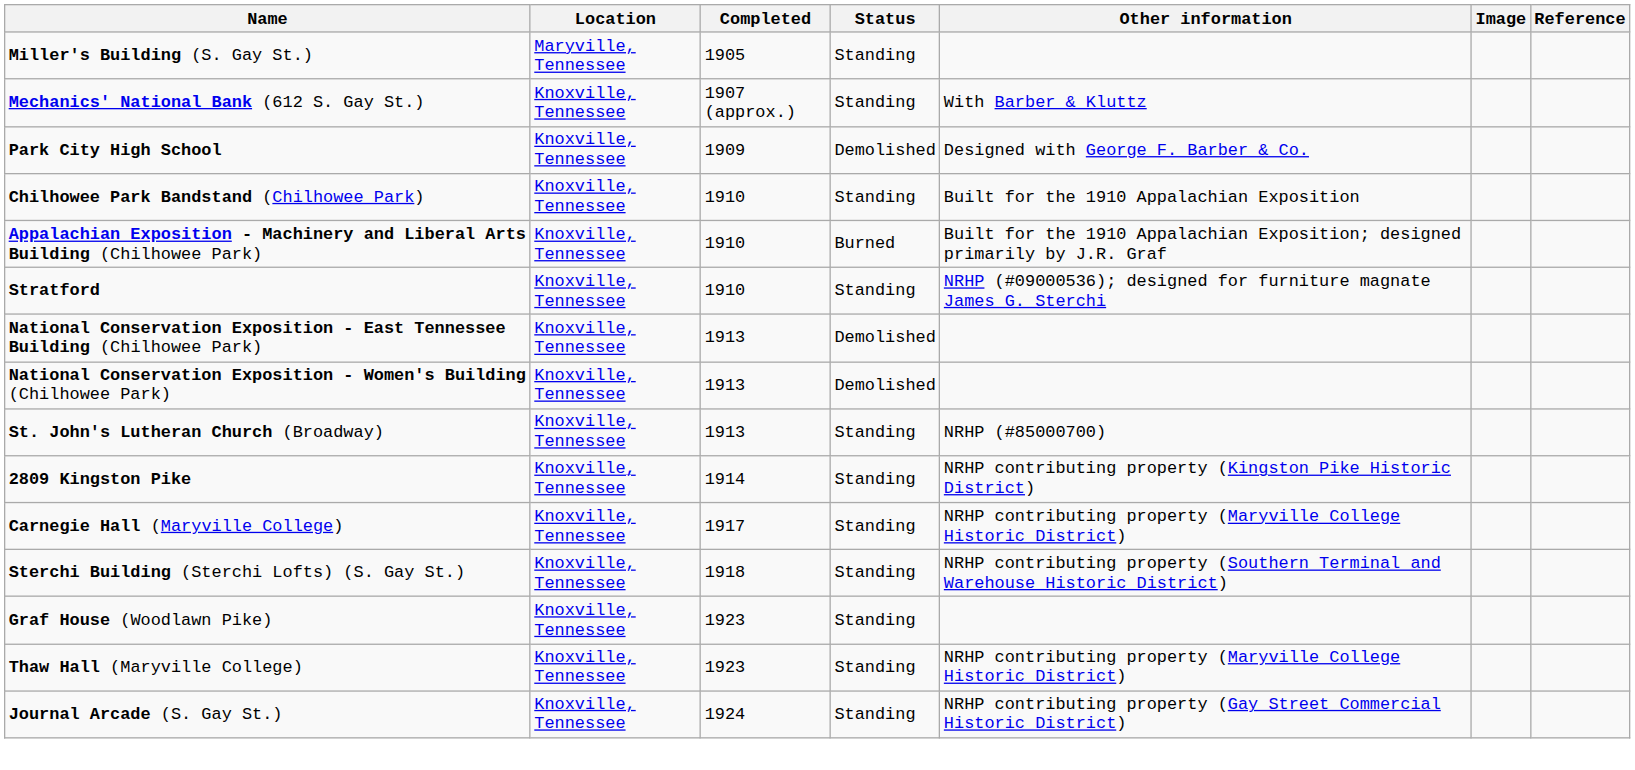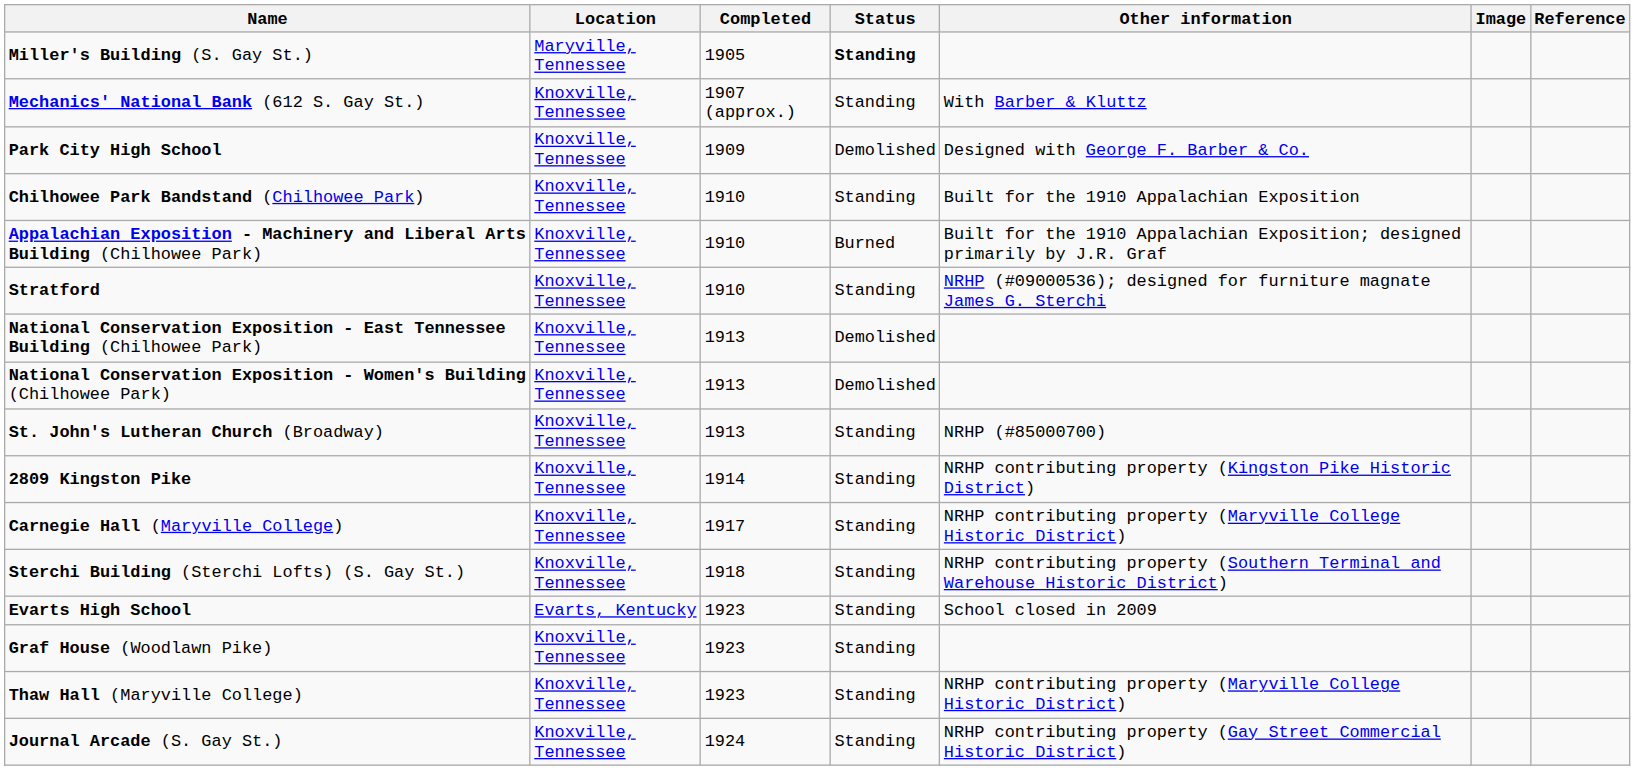(875, 56) normal -> (875, 56) bold
+ row: (100, 610)
